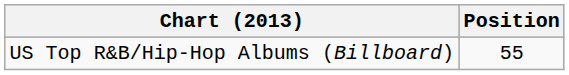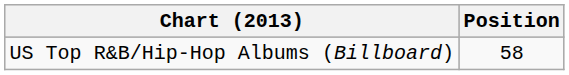(512, 54) 55 -> (512, 54) 58
